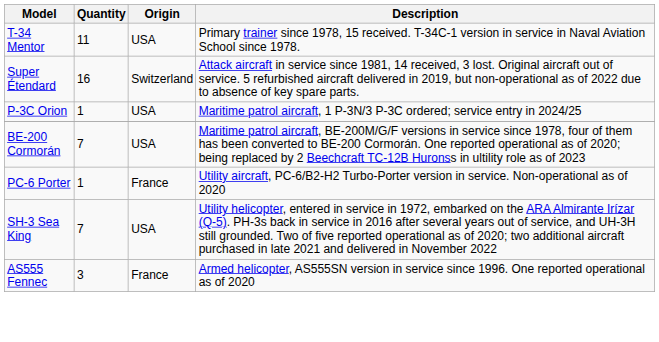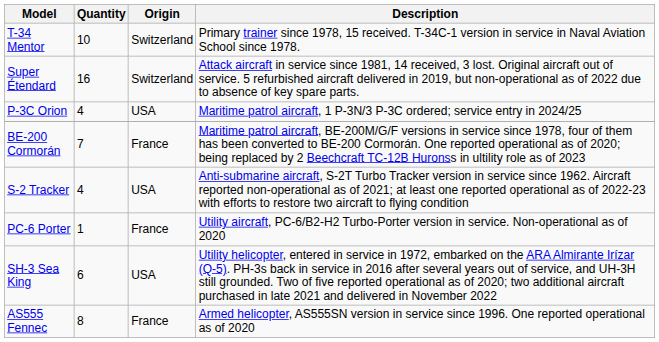(83, 39) 11 -> (84, 39) 10
(143, 39) USA -> (162, 39) Switzerland
(80, 111) 1 -> (80, 111) 4
(143, 144) USA -> (150, 144) France
+ row: (38, 190)
(80, 229) 7 -> (80, 275) 6
(80, 275) 3 -> (80, 321) 8
